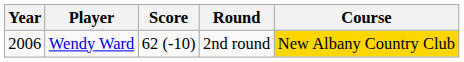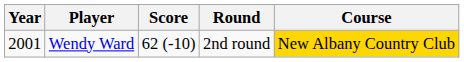(25, 43) 2006 -> (25, 43) 2001
